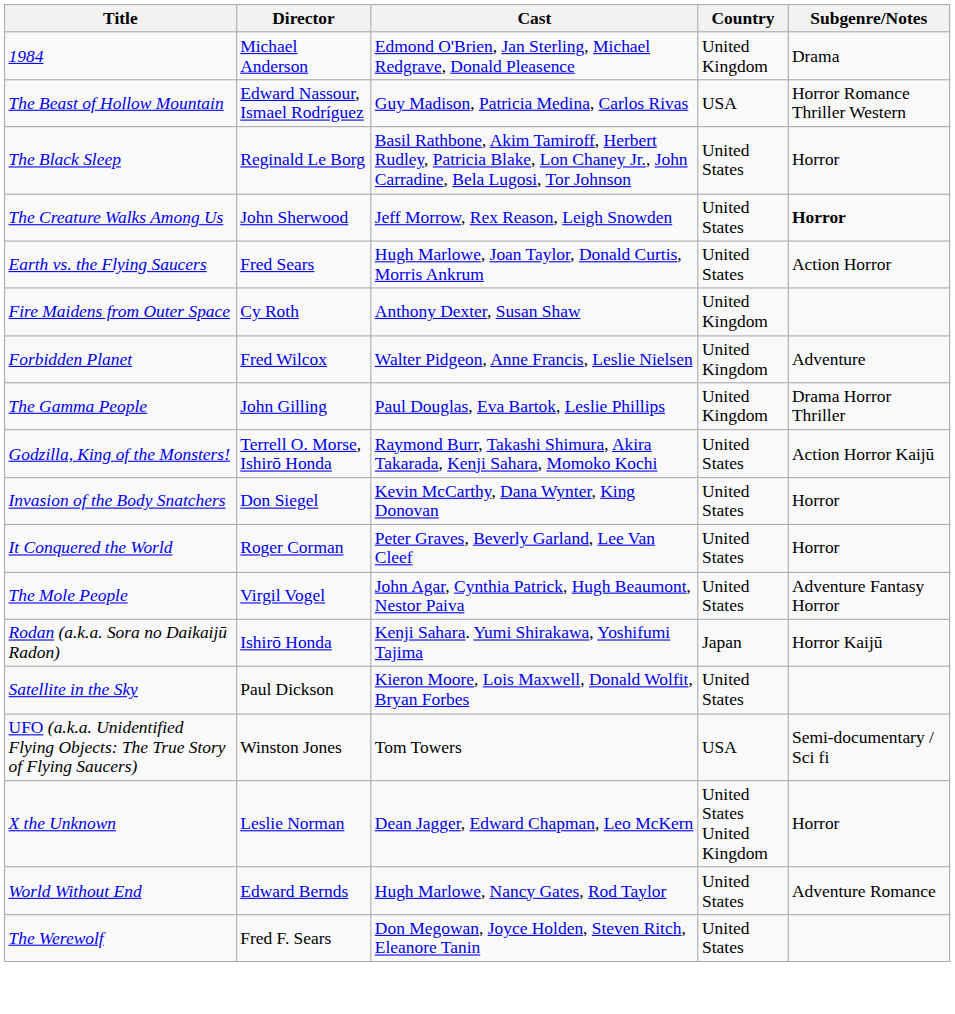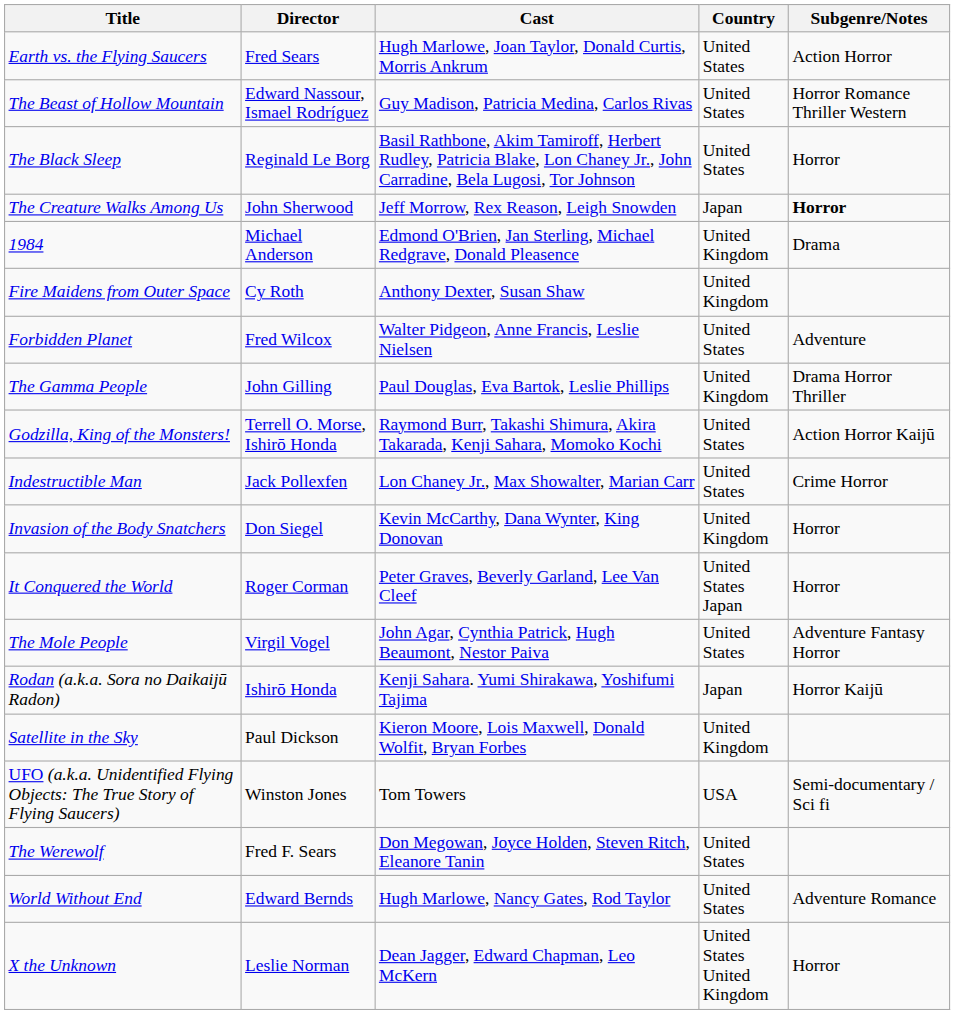rows swapped: (26, 55) <-> (108, 264)
(719, 103) USA -> (726, 103) United States
(726, 217) United States -> (723, 207) Japan
(735, 359) United Kingdom -> (726, 339) United States
+ row: (75, 481)
(726, 500) United States -> (736, 528) United Kingdom
(726, 548) United States -> (726, 585) United States Japan
(726, 690) United States -> (736, 737) United Kingdom
rows swapped: (56, 938) <-> (62, 823)
